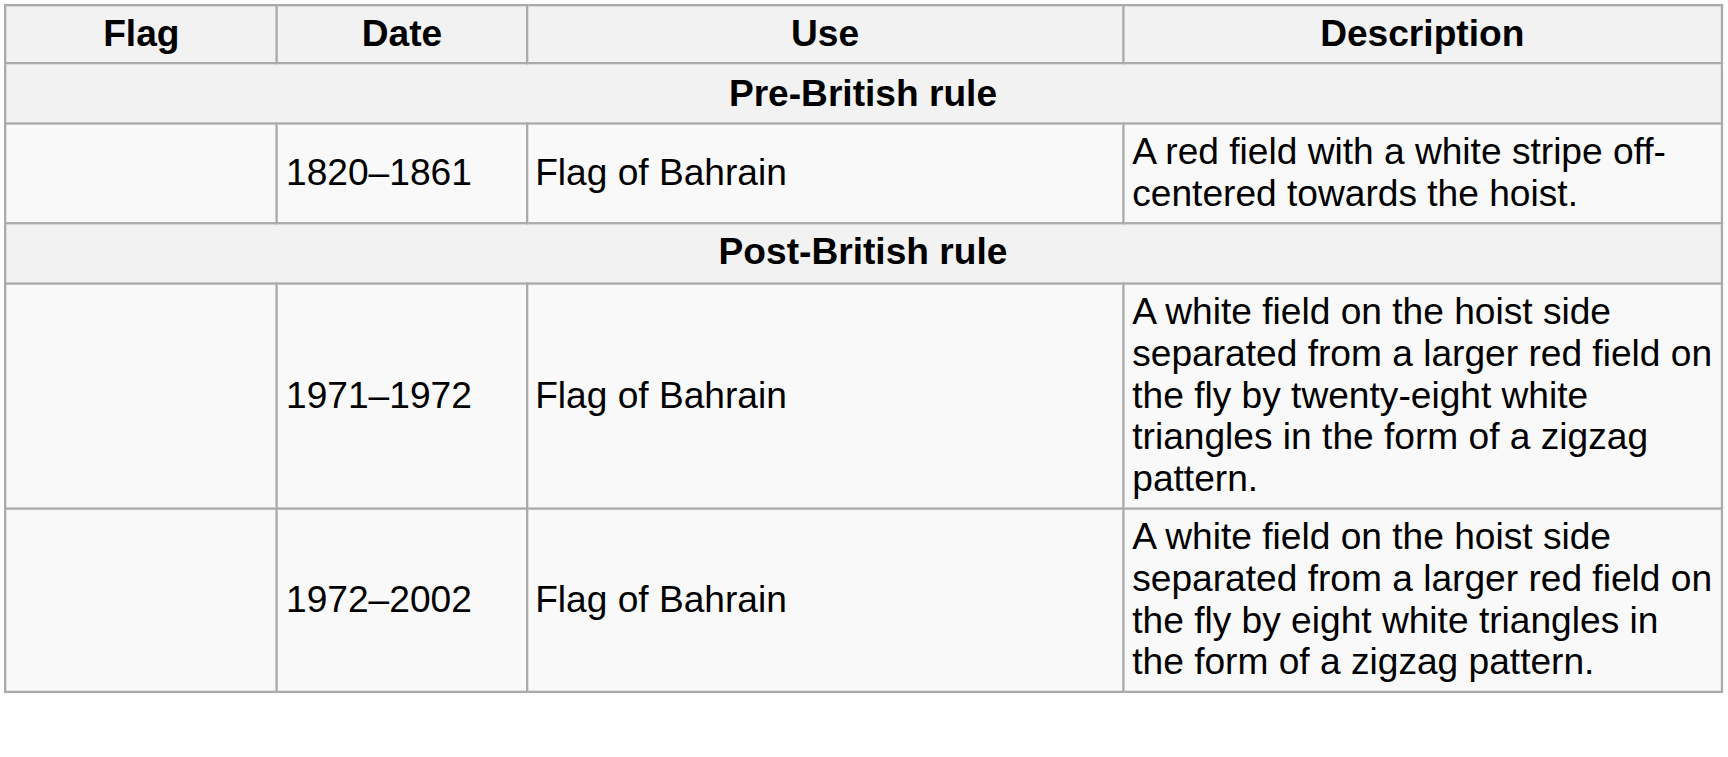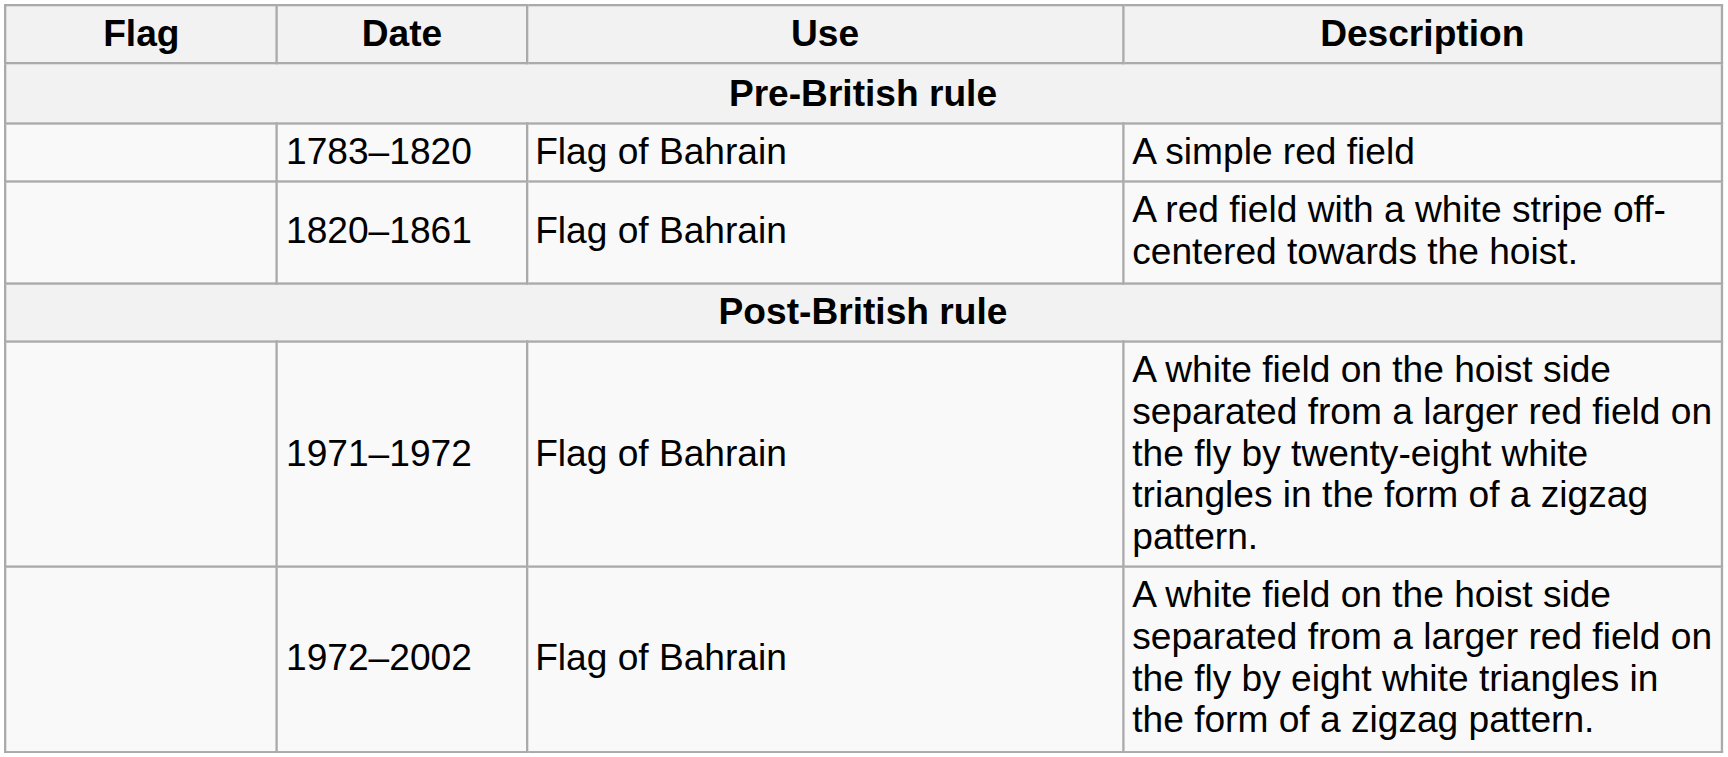+ row: (1274, 151)
